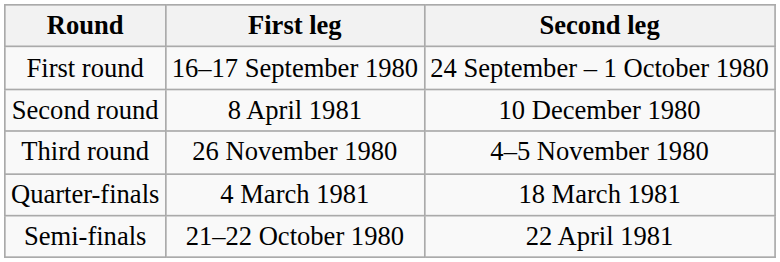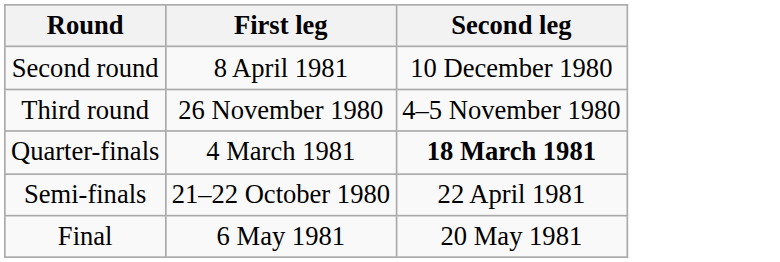- row: (85, 67)
(600, 194) normal -> (511, 151) bold
+ row: (85, 236)
